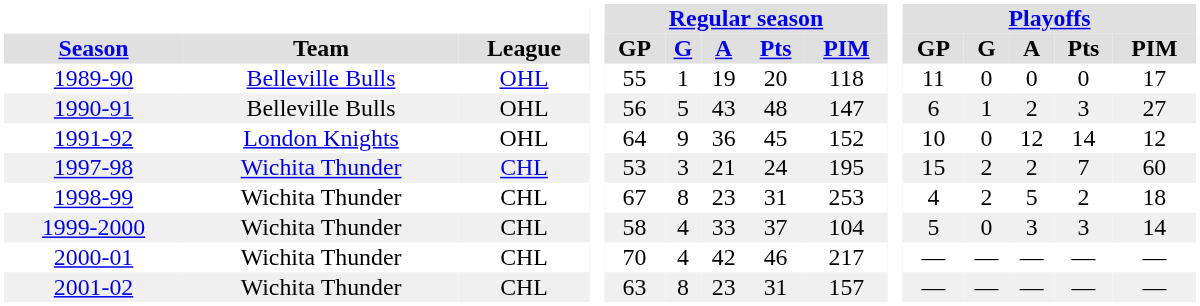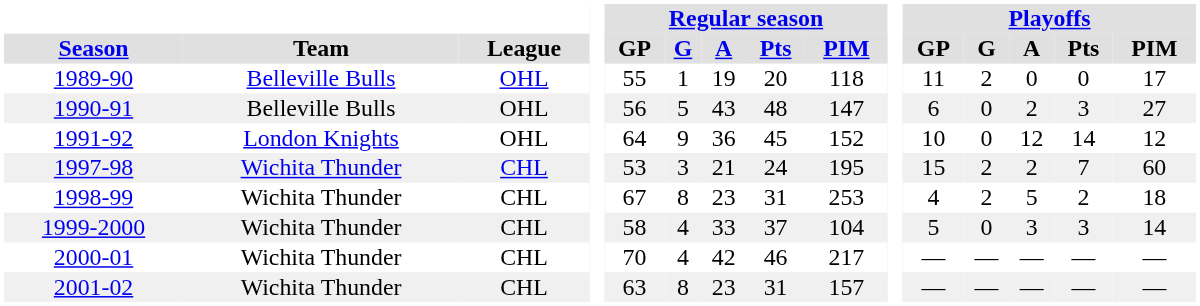(986, 78) 0 -> (986, 78) 2
(986, 108) 1 -> (986, 108) 0
